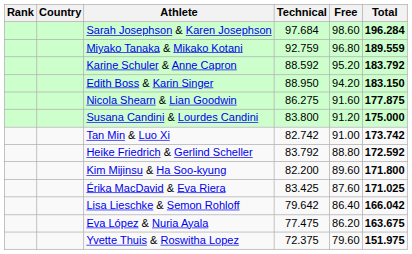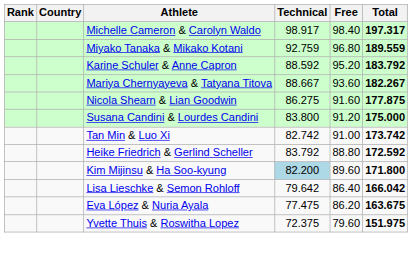+ row: (174, 30)
- row: (179, 30)
- row: (150, 83)
+ row: (179, 83)
(302, 170) no background -> (302, 170) lightblue background
- row: (156, 188)
